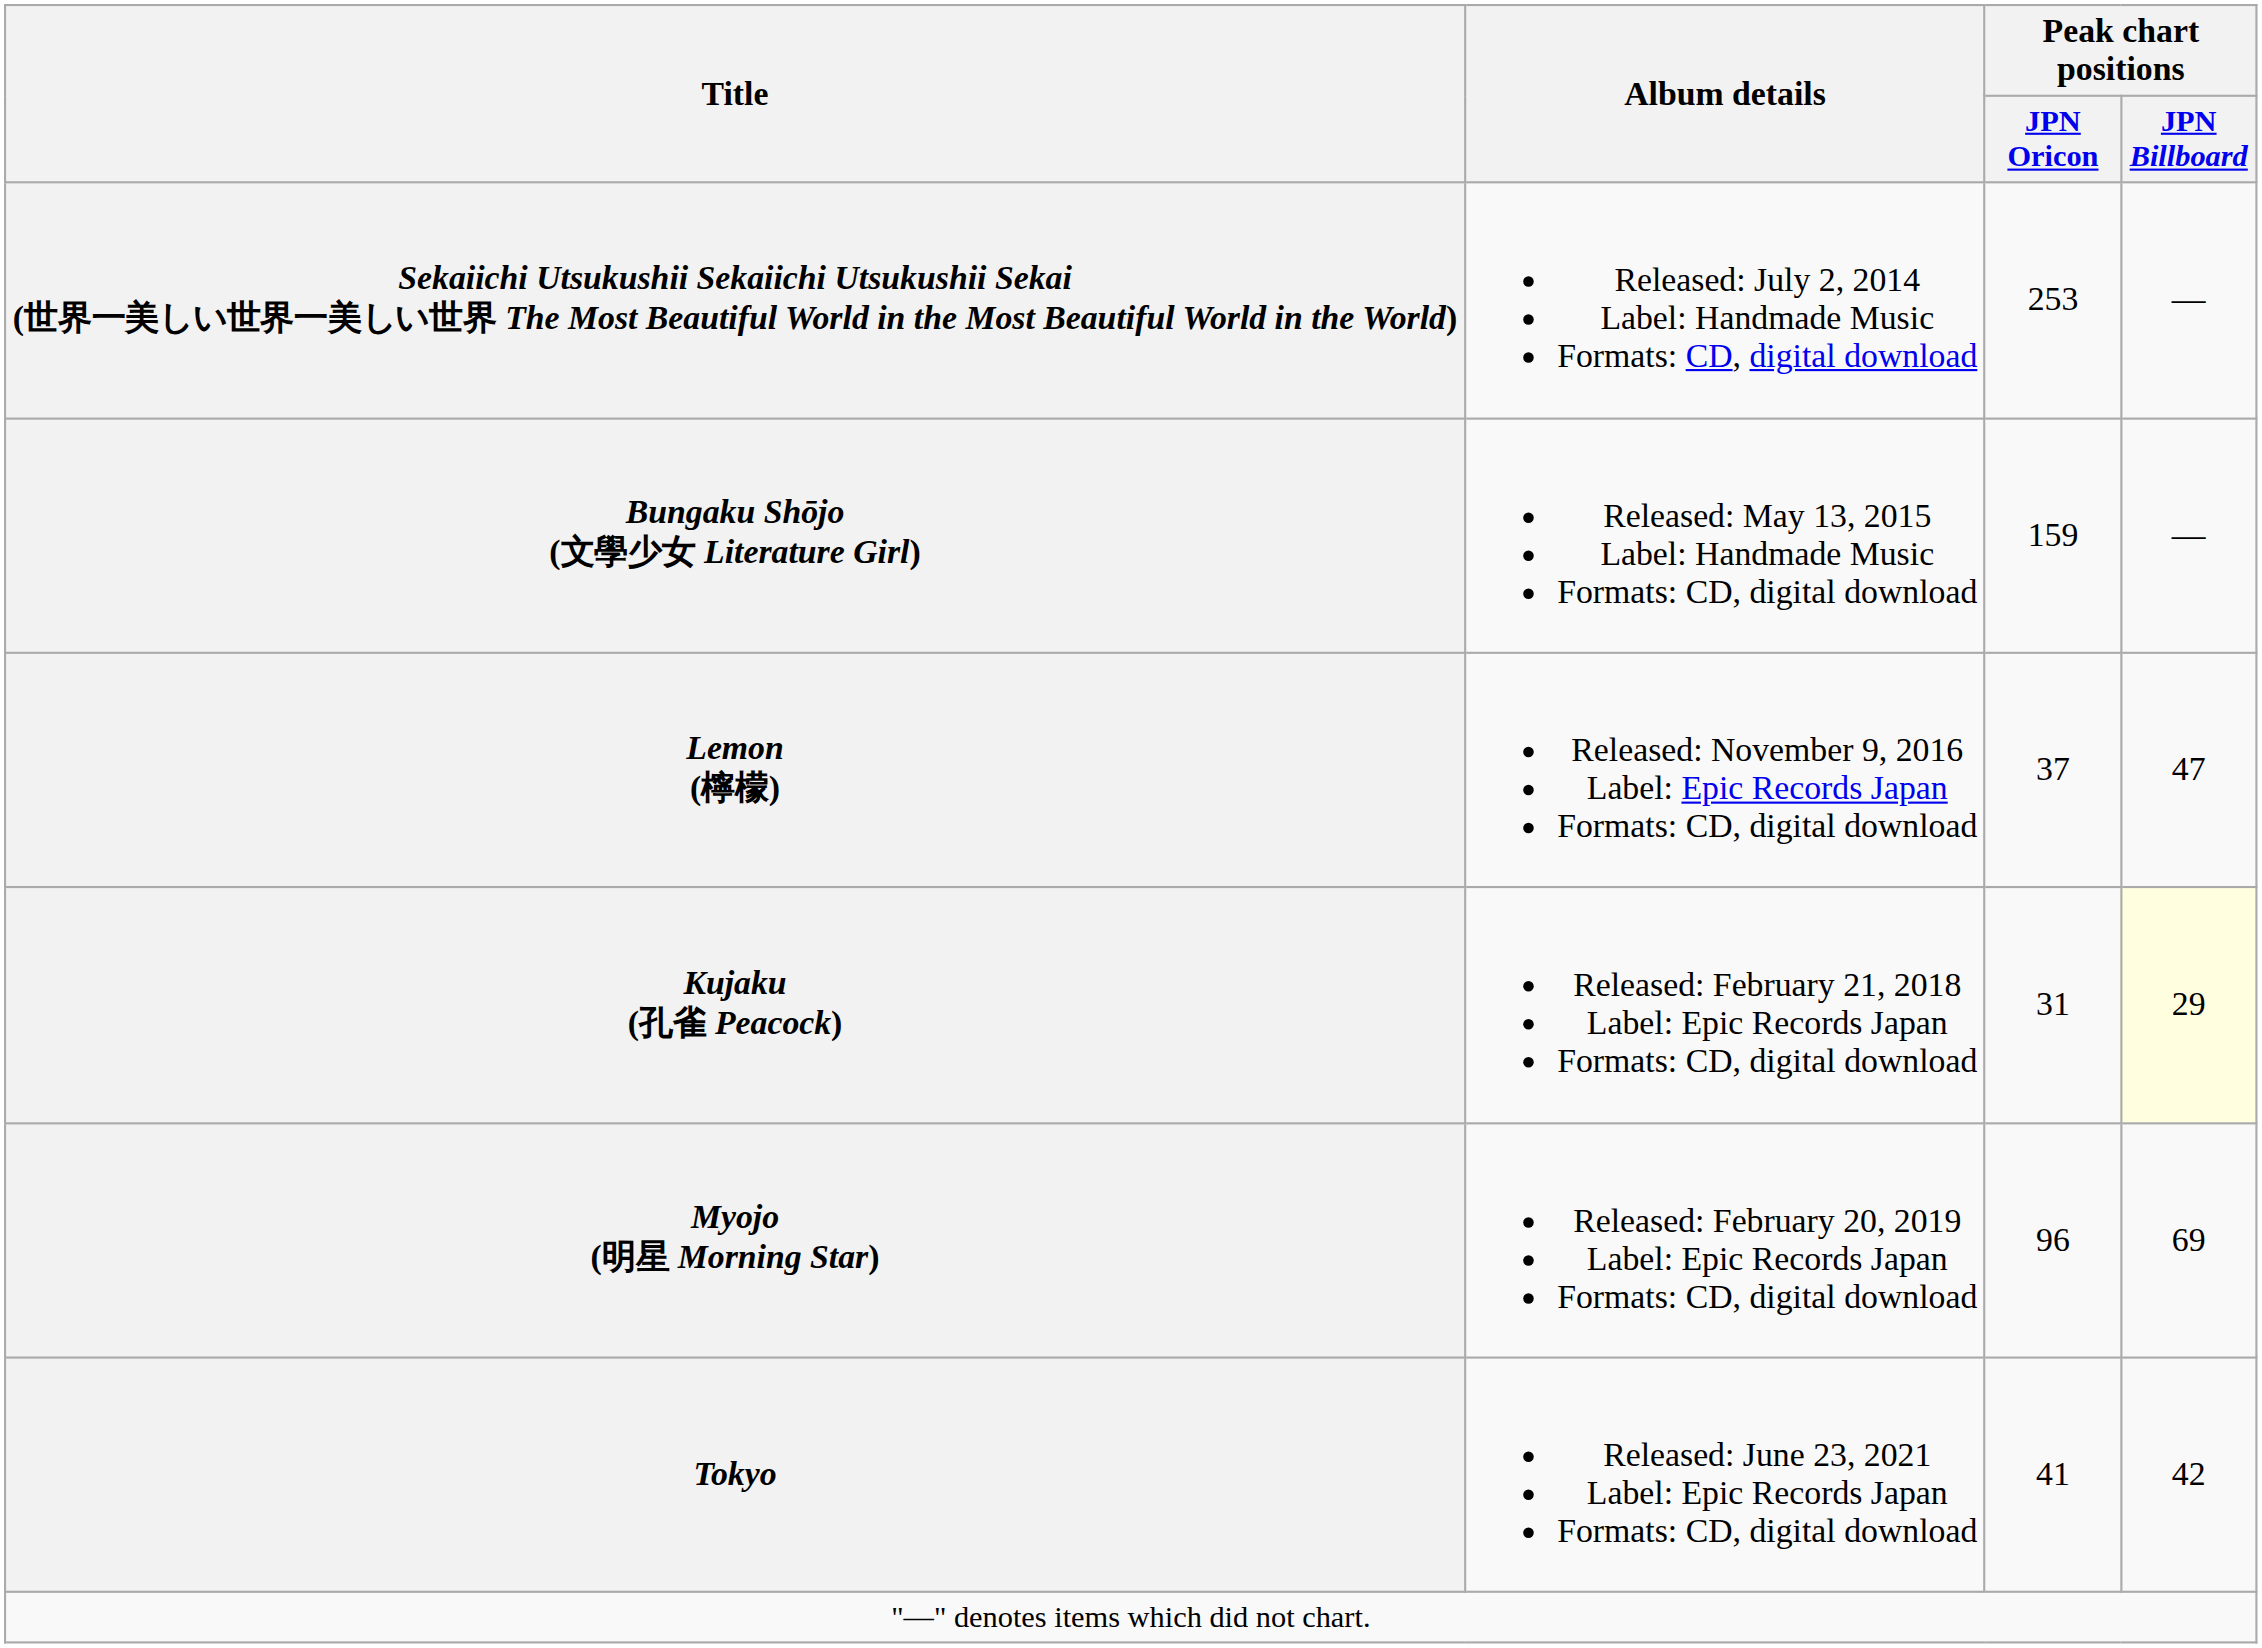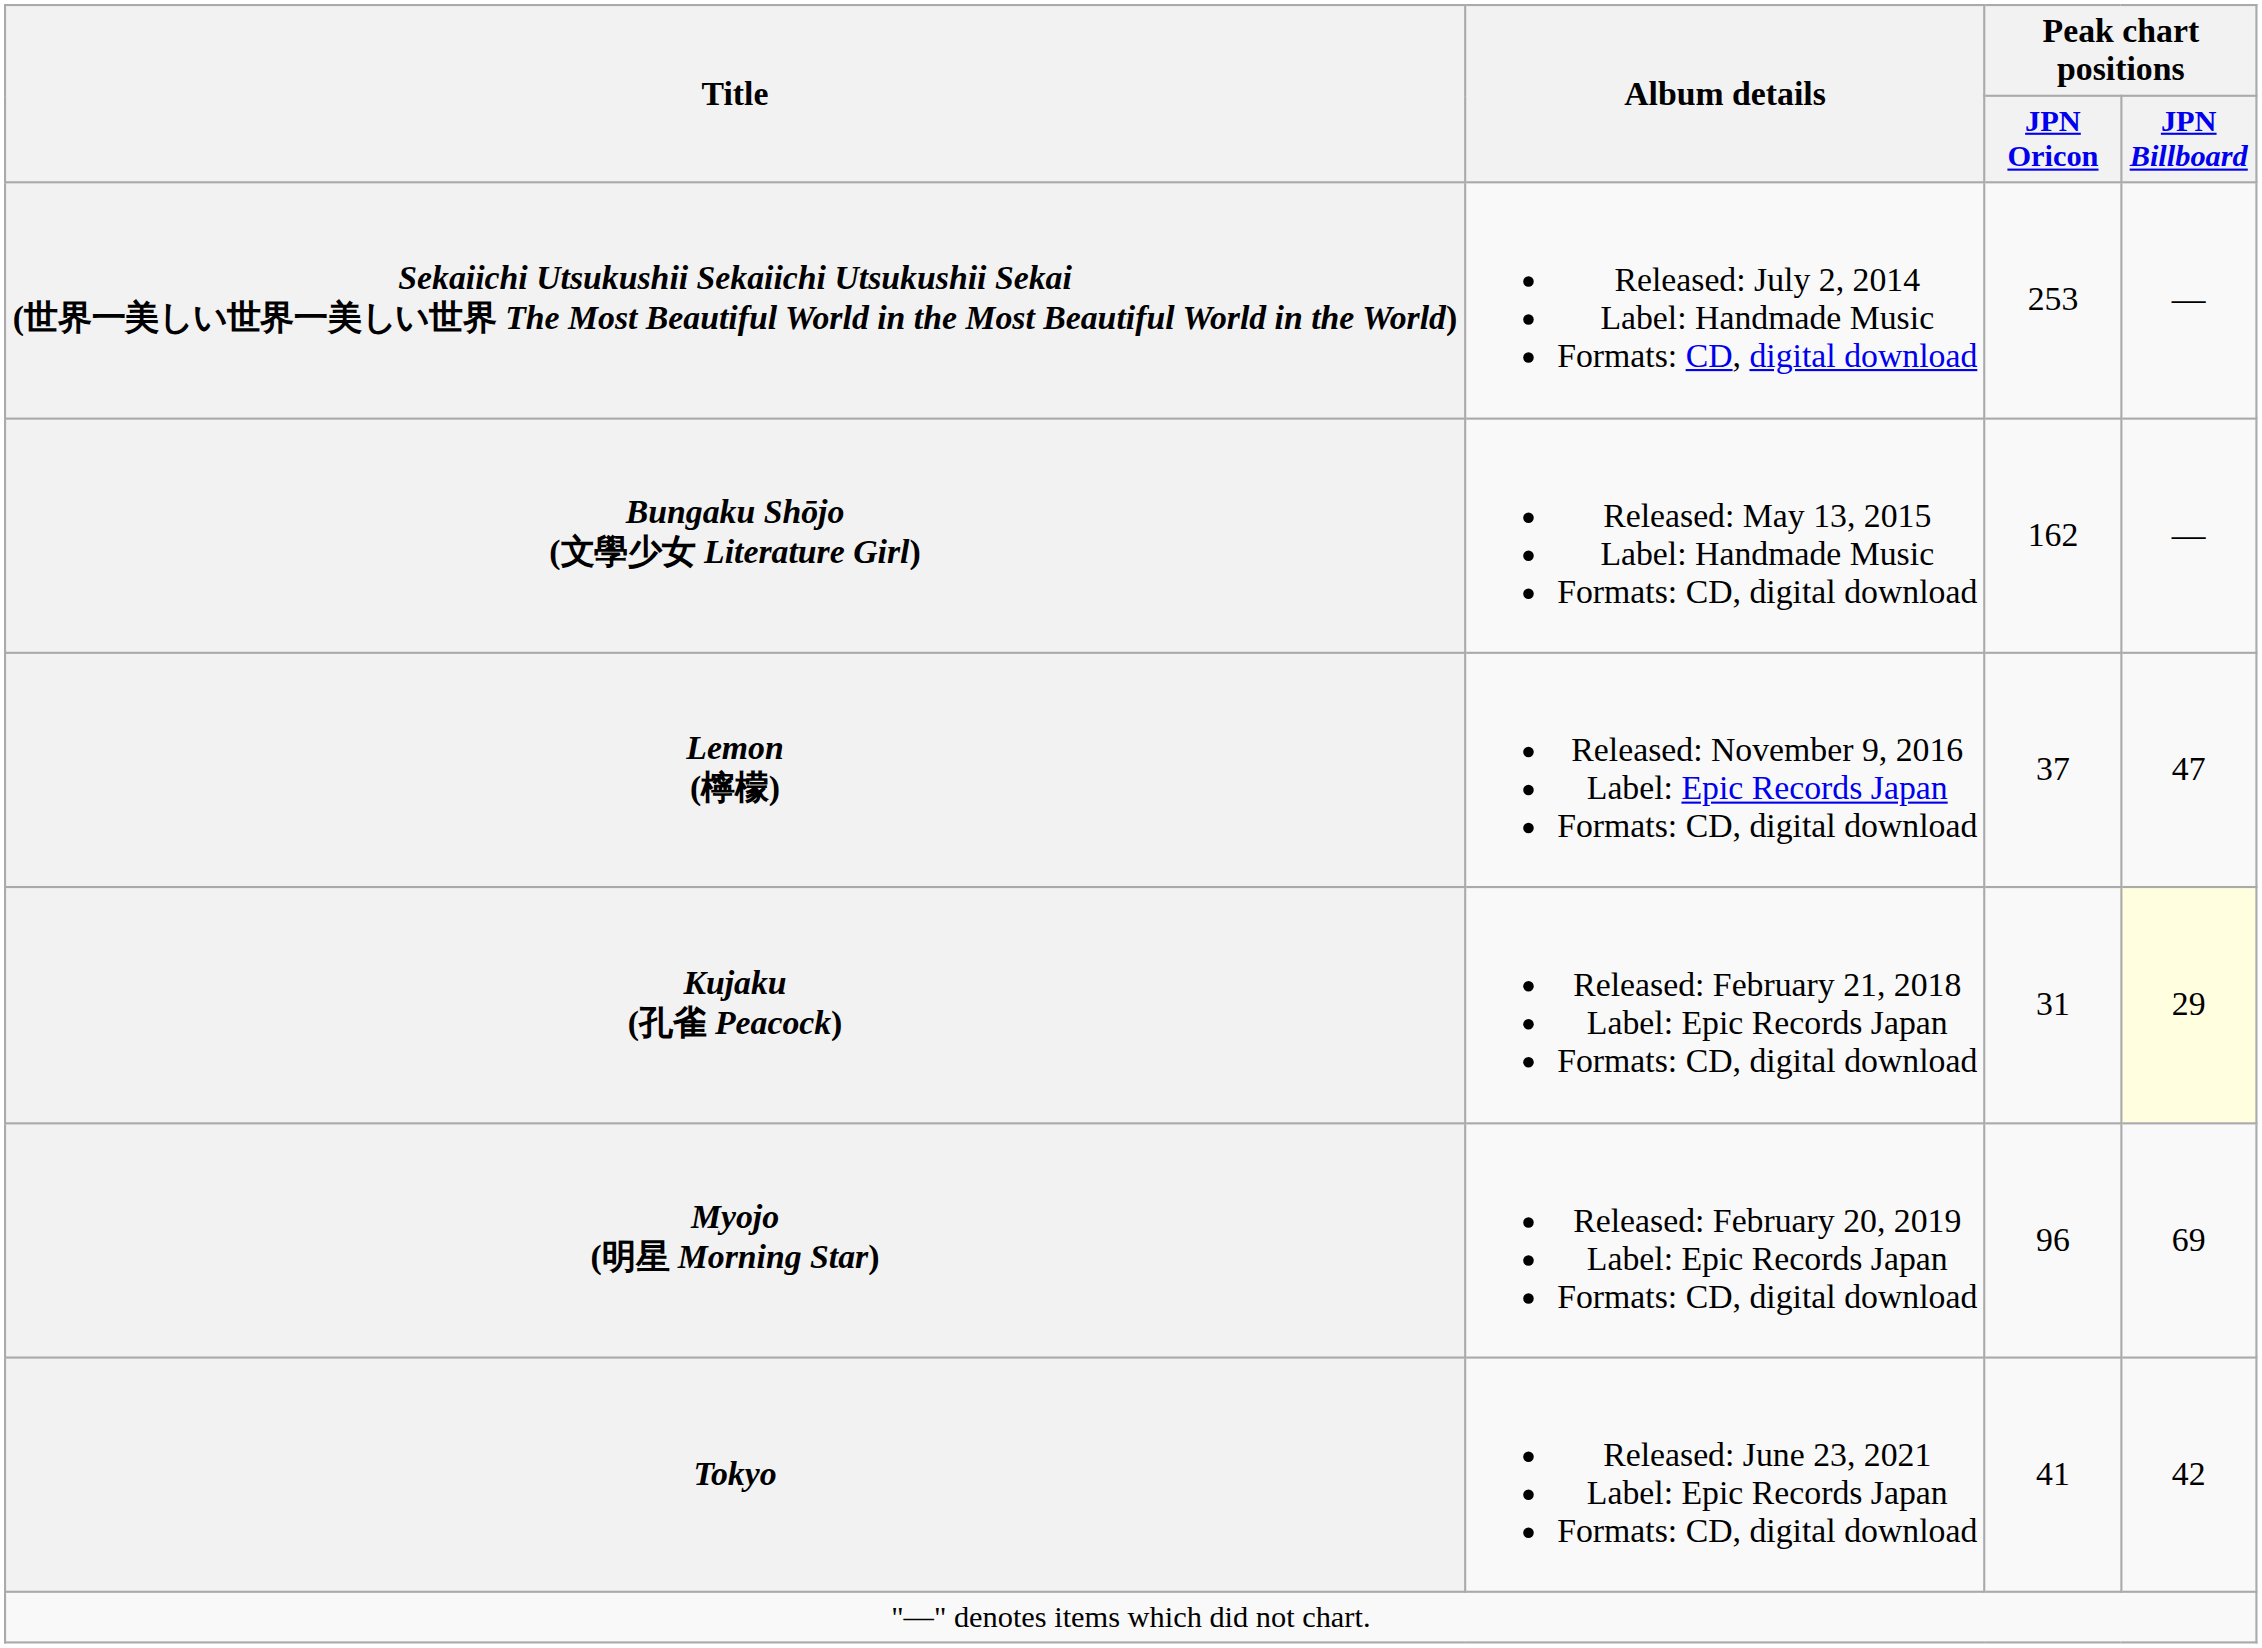(2053, 534) 159 -> (2053, 534) 162
